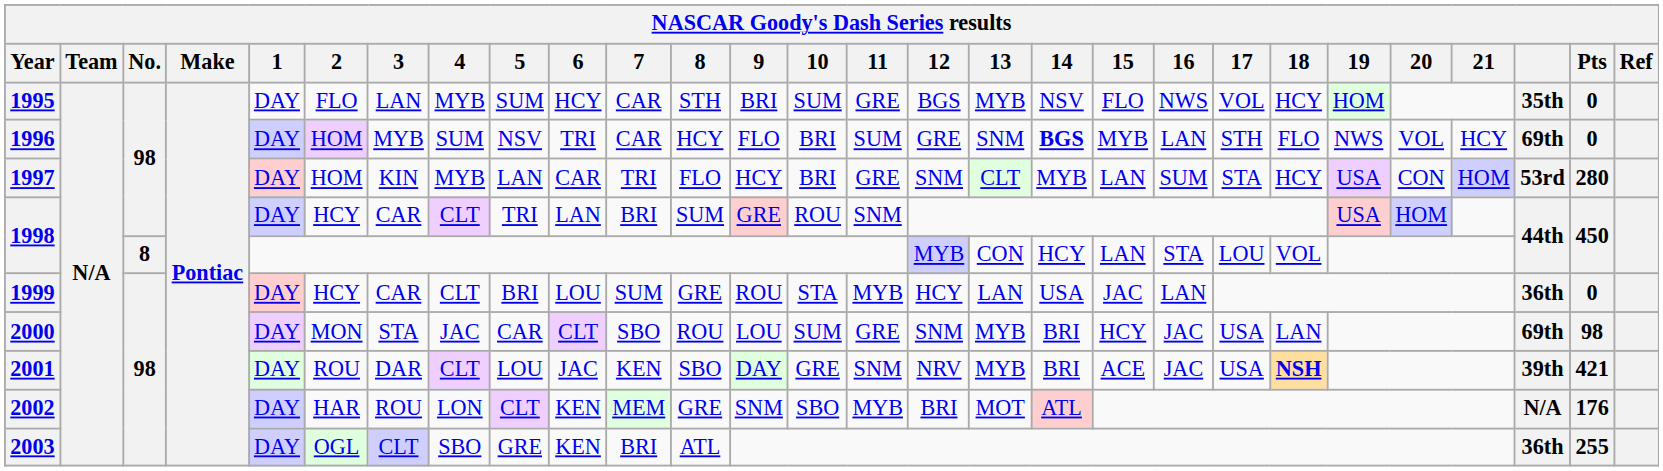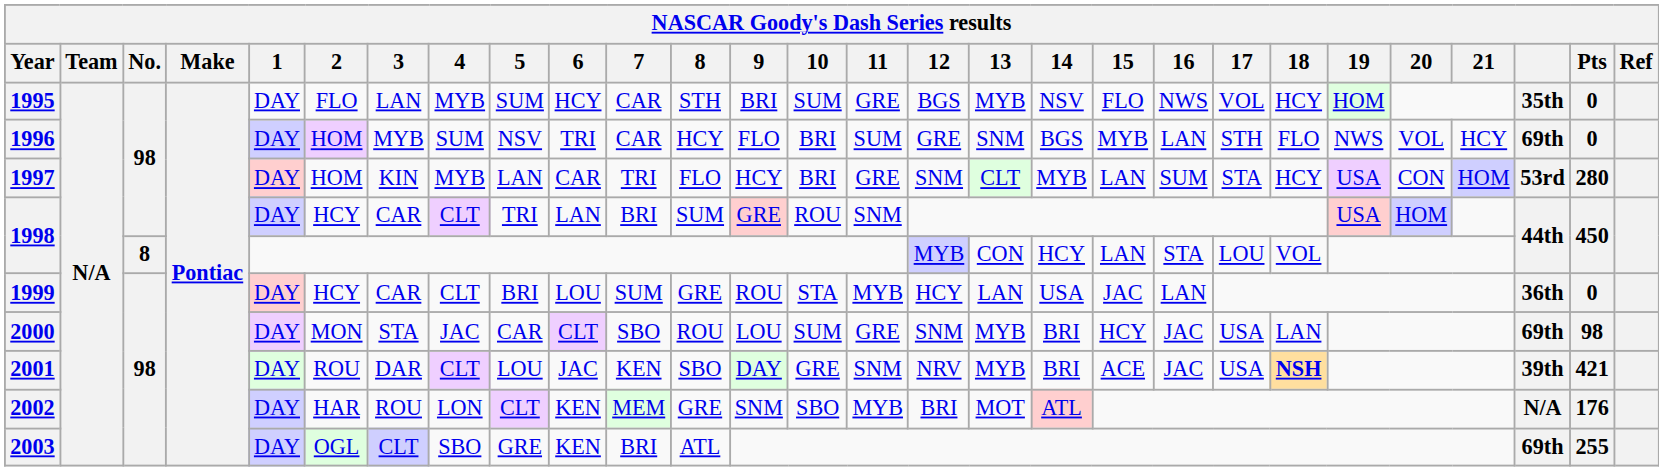(1062, 139) bold -> (1062, 139) normal
(1543, 446) 36th -> (1543, 446) 69th
